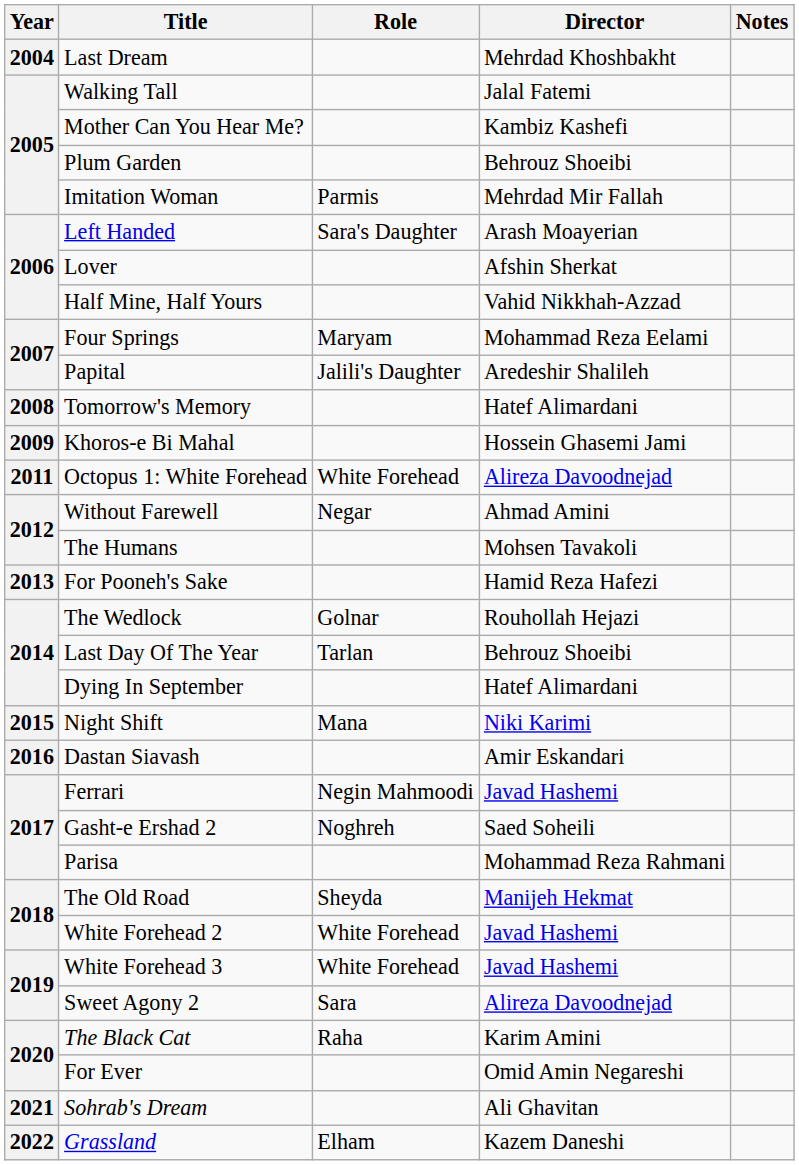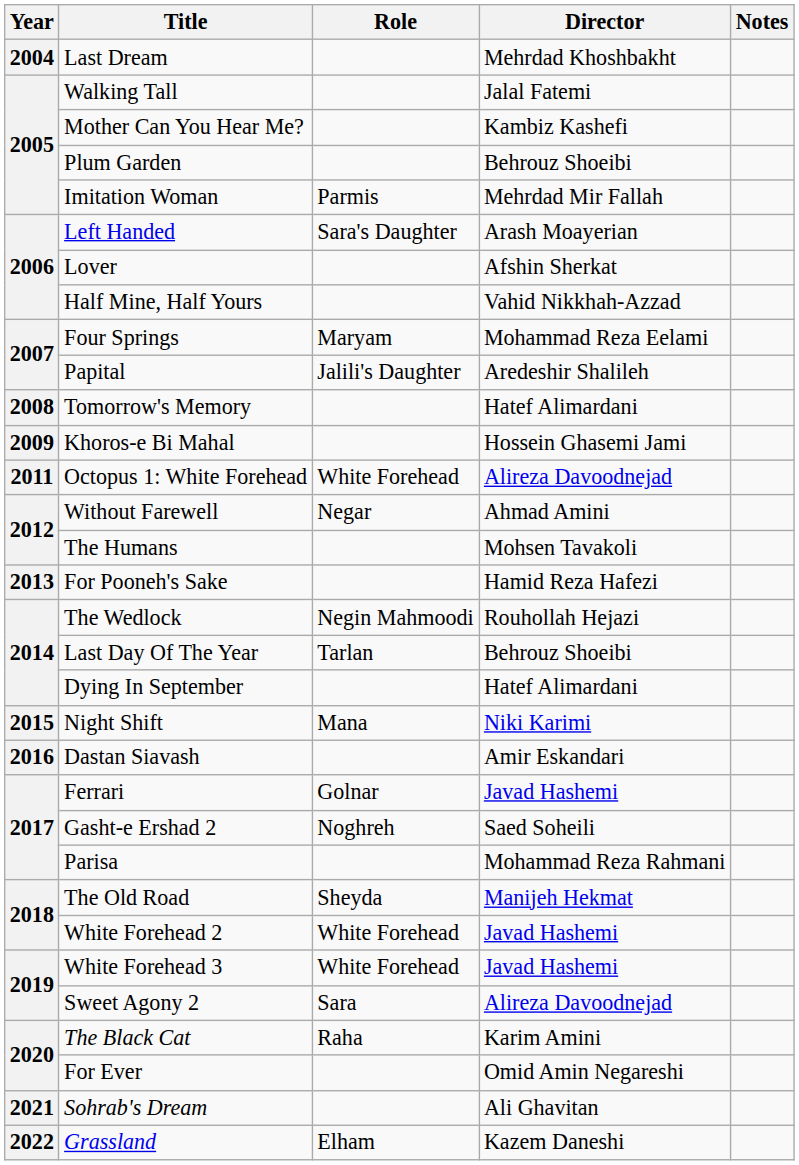(348, 617) Golnar -> (396, 617) Negin Mahmoodi
(396, 792) Negin Mahmoodi -> (348, 792) Golnar
